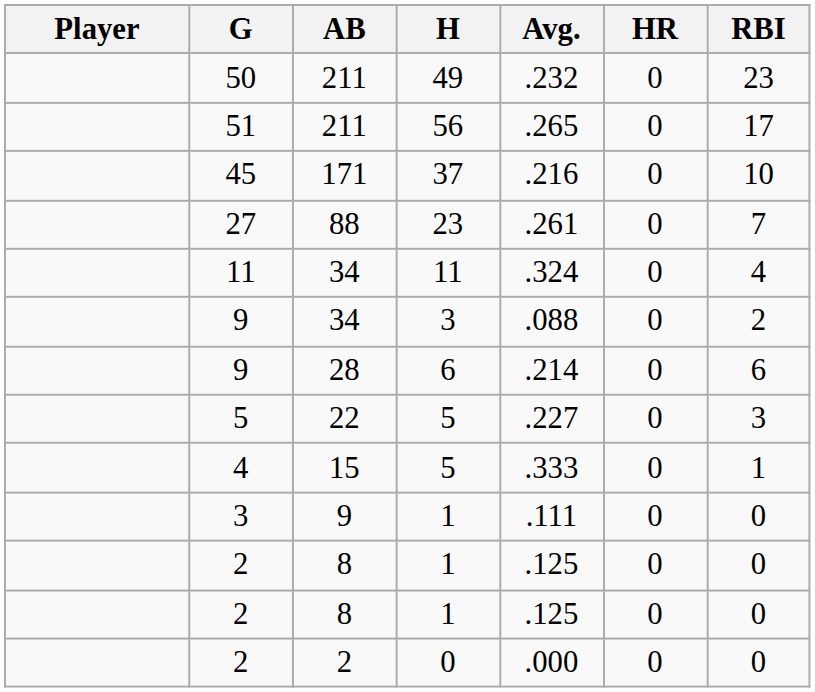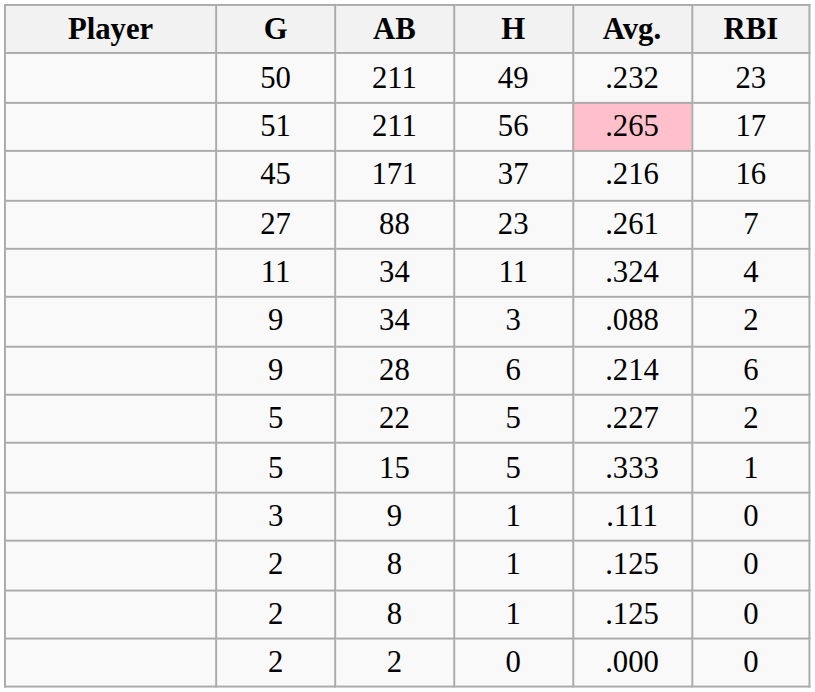- column: (655, 28)
(551, 126) no background -> (632, 126) pink background
(758, 175) 10 -> (751, 175) 16
(758, 418) 3 -> (751, 418) 2
(241, 467) 4 -> (276, 467) 5
